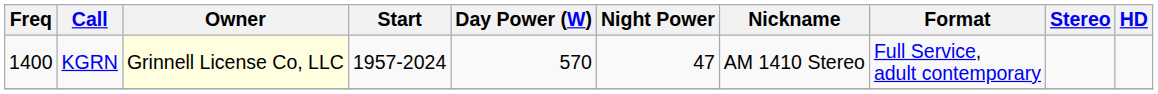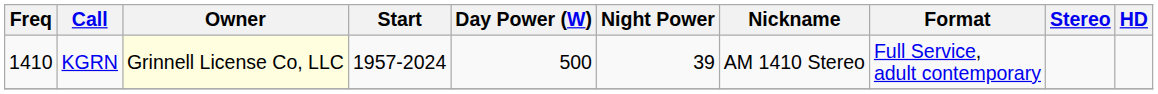(31, 61) 1400 -> (31, 61) 1410
(576, 61) 570 -> (576, 61) 500
(704, 61) 47 -> (704, 61) 39
